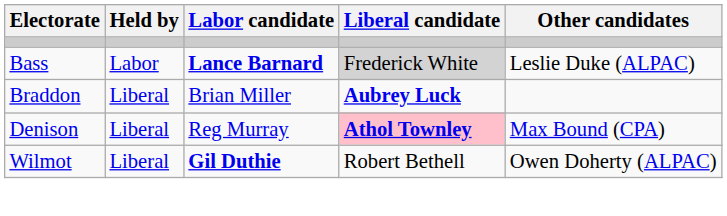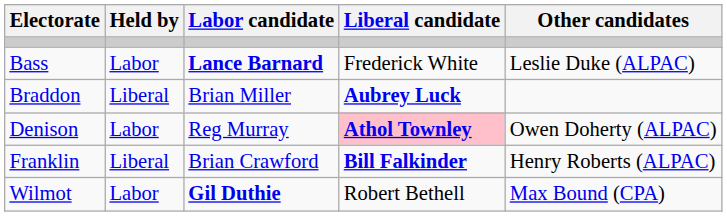(411, 63) lightgrey background -> (411, 63) no background
(139, 128) Liberal -> (134, 128) Labor
(587, 128) Max Bound (CPA) -> (613, 128) Owen Doherty (ALPAC)
+ row: (44, 161)
(139, 161) Liberal -> (134, 194) Labor
(613, 161) Owen Doherty (ALPAC) -> (587, 194) Max Bound (CPA)
